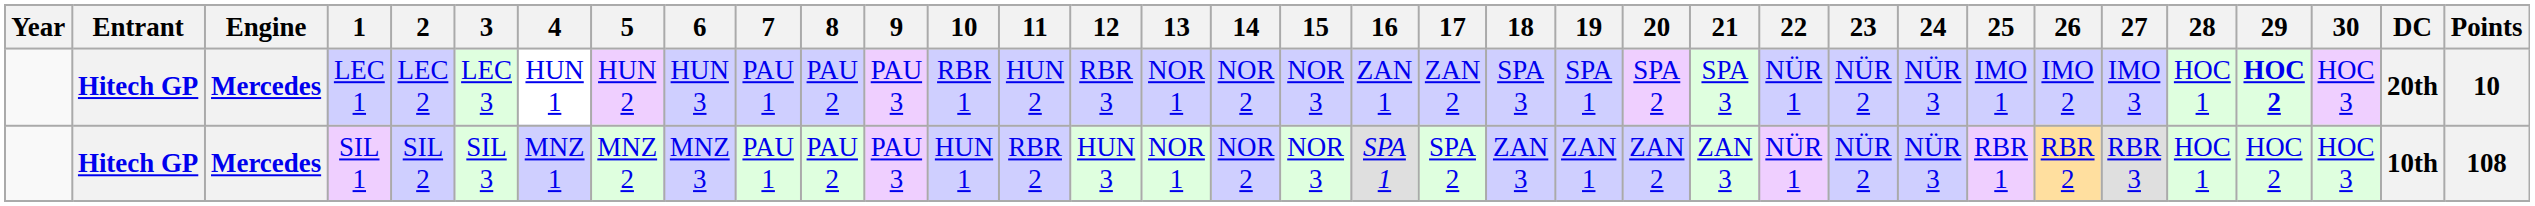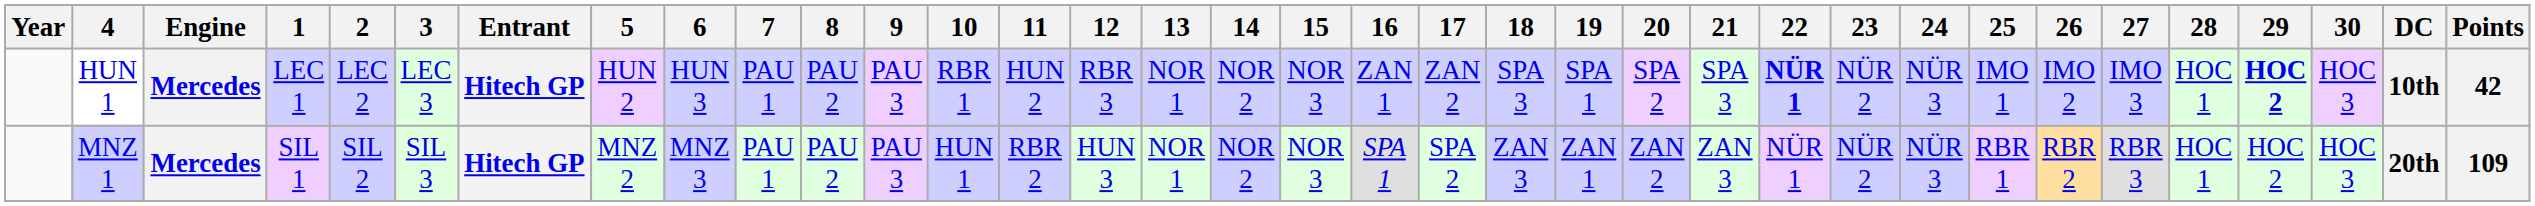columns swapped: (138, 26) <-> (555, 26)
(1794, 86) normal -> (1794, 86) bold
(2413, 86) 20th -> (2414, 86) 10th
(2487, 86) 10 -> (2488, 86) 42
(2413, 162) 10th -> (2414, 162) 20th
(2487, 162) 108 -> (2488, 162) 109
